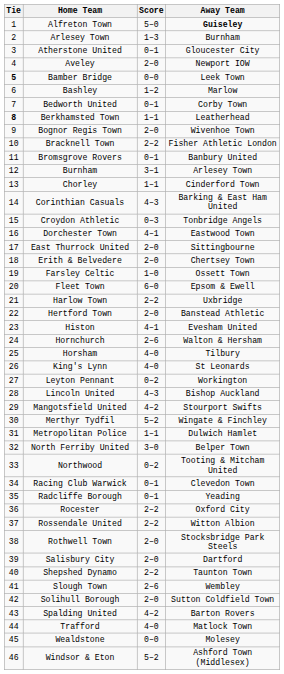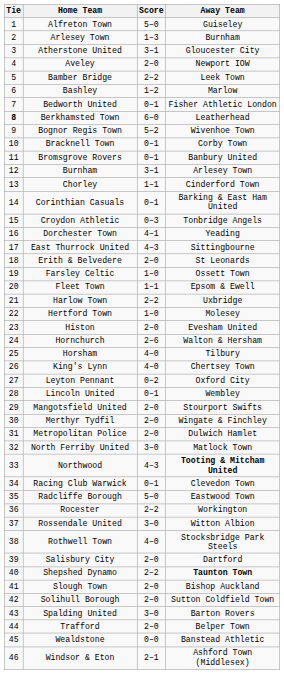(223, 24) bold -> (223, 24) normal
(151, 51) 0–1 -> (151, 51) 3–1
(14, 78) bold -> (14, 78) normal
(151, 78) 0–0 -> (151, 78) 2–2
(223, 104) Corby Town -> (223, 104) Fisher Athletic London
(151, 118) 1–1 -> (151, 118) 6–0
(151, 131) 2–0 -> (151, 131) 5–2
(151, 144) 2–2 -> (151, 144) 0–1
(223, 144) Fisher Athletic London -> (223, 144) Corby Town
(151, 203) 4–3 -> (151, 203) 0–1
(223, 234) Eastwood Town -> (223, 234) Yeading
(151, 247) 2–0 -> (151, 247) 4–3
(223, 261) Chertsey Town -> (223, 261) St Leonards
(151, 287) 6–0 -> (151, 287) 1–1
(151, 314) 2–0 -> (151, 314) 1–0
(223, 314) Banstead Athletic -> (223, 314) Molesey
(151, 327) 4–1 -> (151, 327) 2–0
(223, 367) St Leonards -> (223, 367) Chertsey Town
(223, 381) Workington -> (223, 381) Oxford City
(151, 394) 4–3 -> (151, 394) 0–1
(223, 394) Bishop Auckland -> (223, 394) Wembley
(151, 408) 4–2 -> (151, 408) 2–0
(151, 421) 5–2 -> (151, 421) 2–0
(151, 434) 1–1 -> (151, 434) 2–0
(223, 448) Belper Town -> (223, 448) Matlock Town
(151, 466) 0–2 -> (151, 466) 4–3
(223, 466) normal -> (223, 466) bold
(151, 497) 0–1 -> (151, 497) 5–0
(223, 497) Yeading -> (223, 497) Eastwood Town
(223, 510) Oxford City -> (223, 510) Workington
(151, 524) 2–2 -> (151, 524) 3–0
(151, 542) 2–0 -> (151, 542) 4–0
(223, 573) normal -> (223, 573) bold
(151, 587) 2–6 -> (151, 587) 2–0
(223, 587) Wembley -> (223, 587) Bishop Auckland
(151, 613) 4–2 -> (151, 613) 3–0
(151, 627) 4–0 -> (151, 627) 2–0
(223, 627) Matlock Town -> (223, 627) Belper Town
(223, 640) Molesey -> (223, 640) Banstead Athletic
(151, 658) 5–2 -> (151, 658) 2–1
